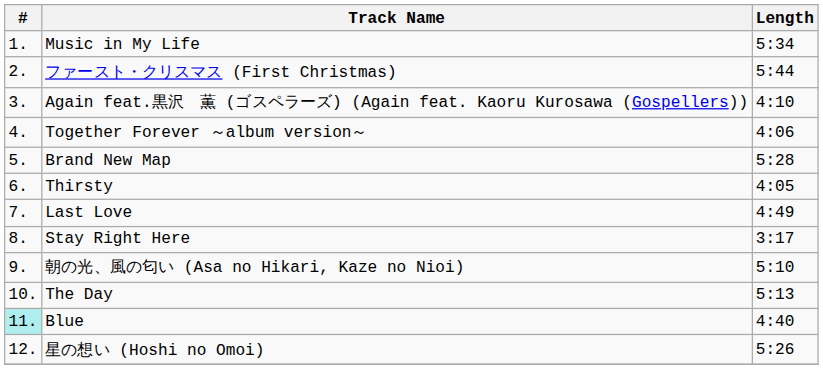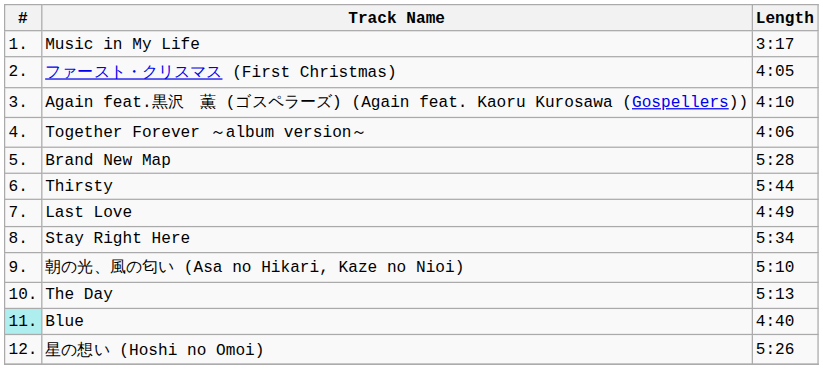(775, 44) 5:34 -> (775, 44) 3:17
(775, 72) 5:44 -> (775, 72) 4:05
(775, 187) 4:05 -> (775, 187) 5:44
(775, 239) 3:17 -> (775, 239) 5:34
